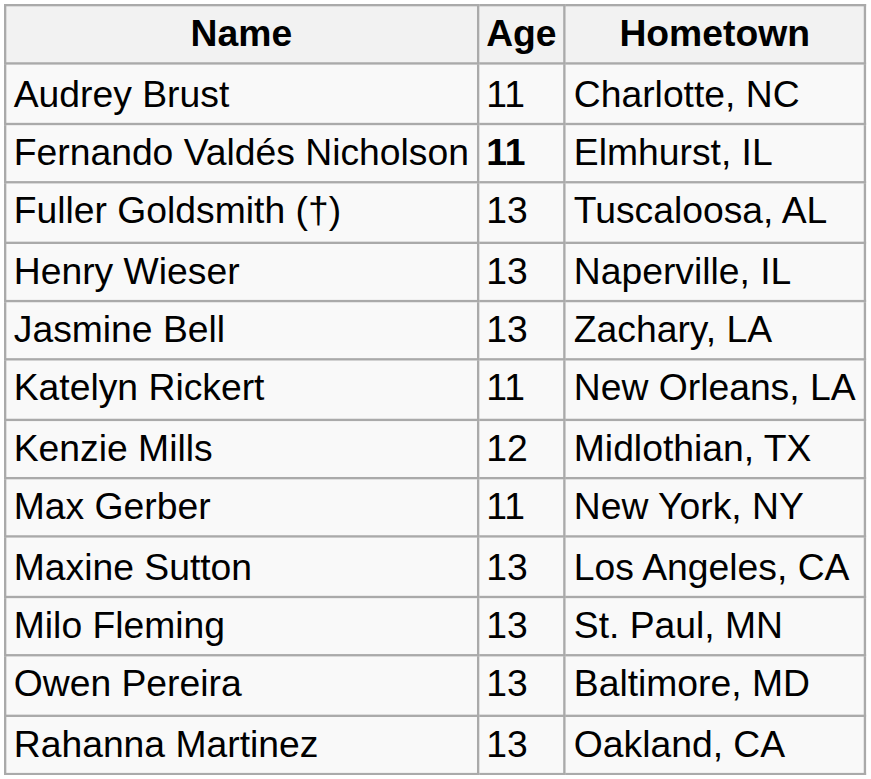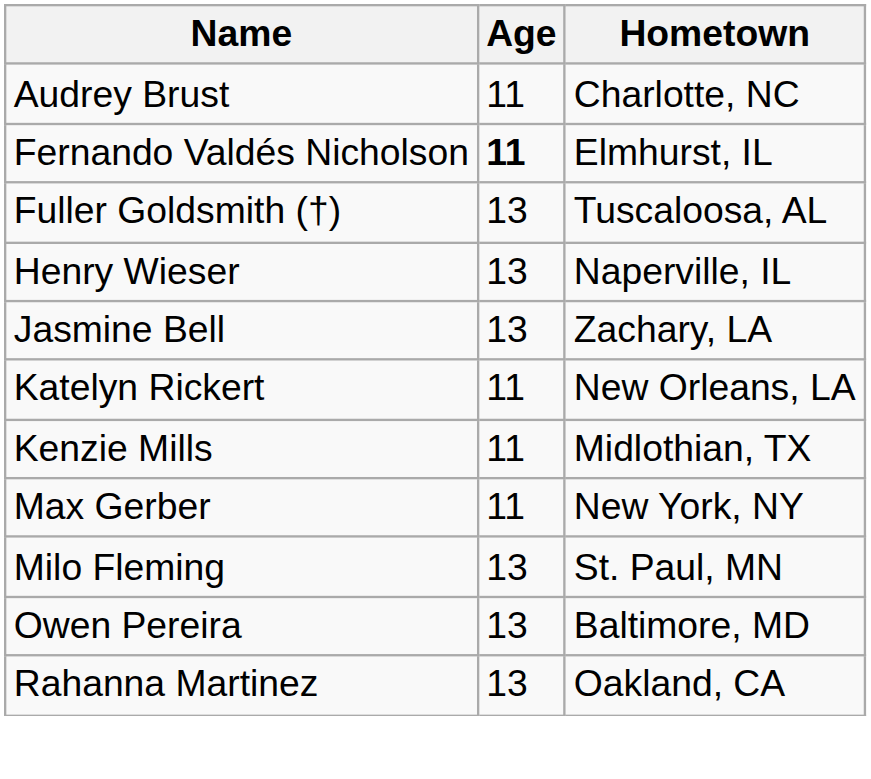(507, 447) 12 -> (506, 447) 11
- row: (133, 566)
